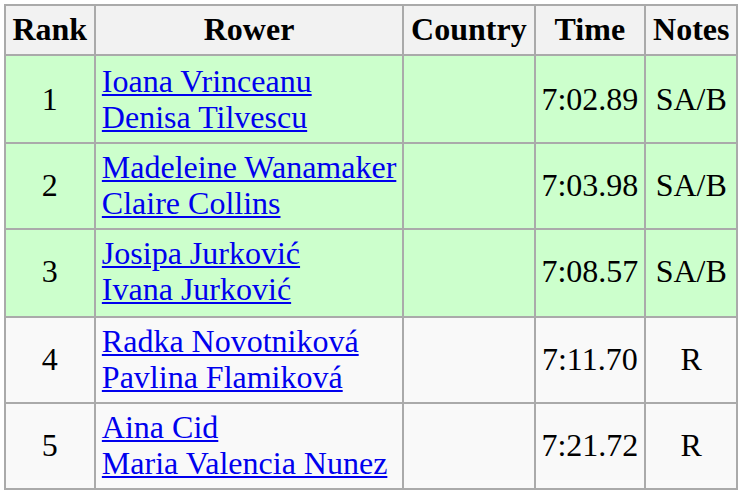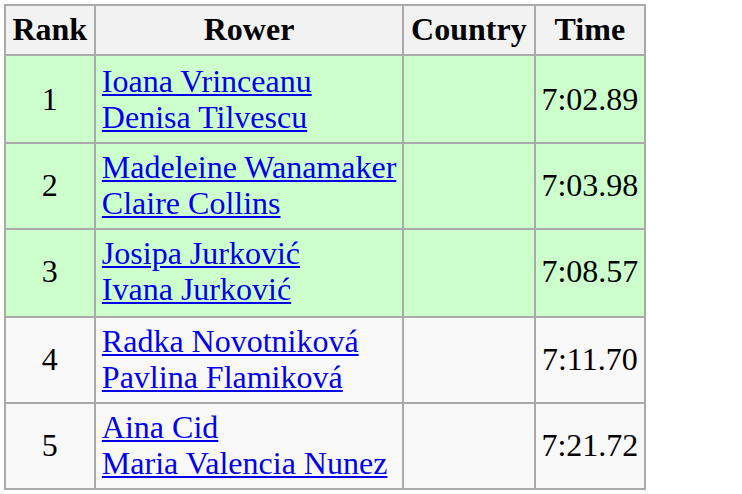- column: (691, 29)
